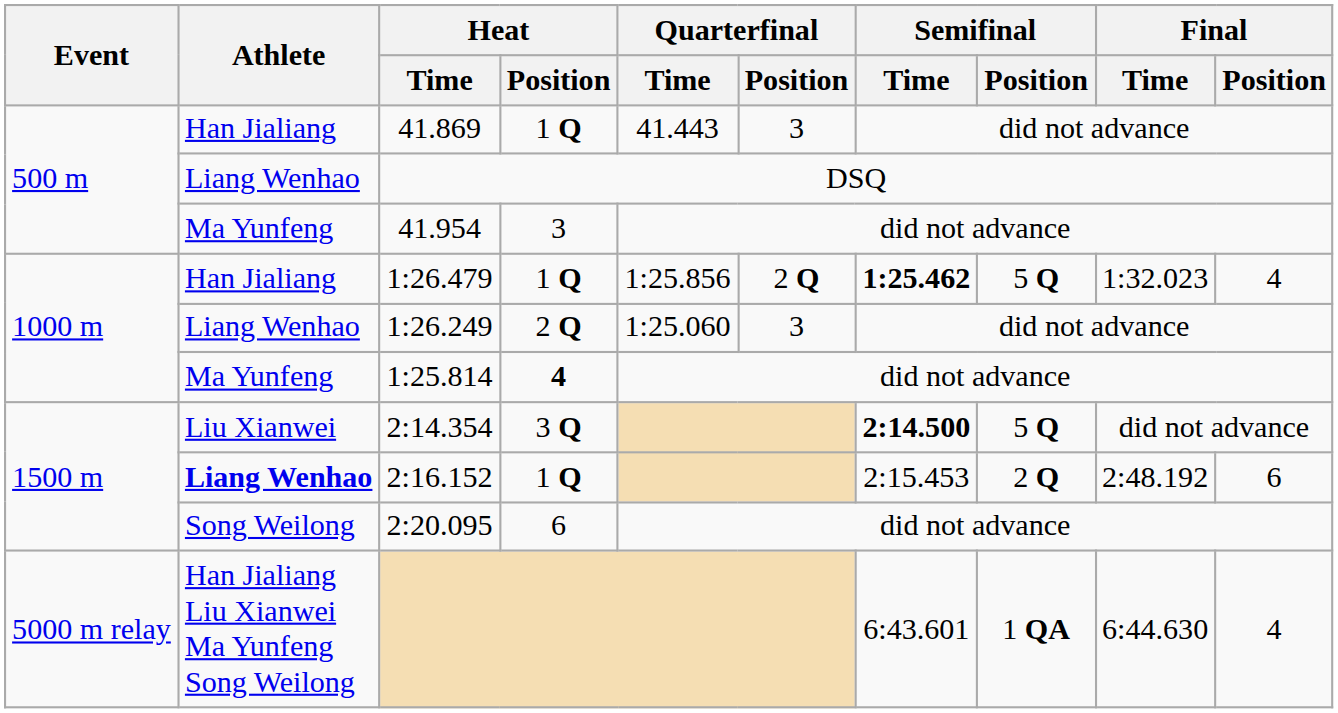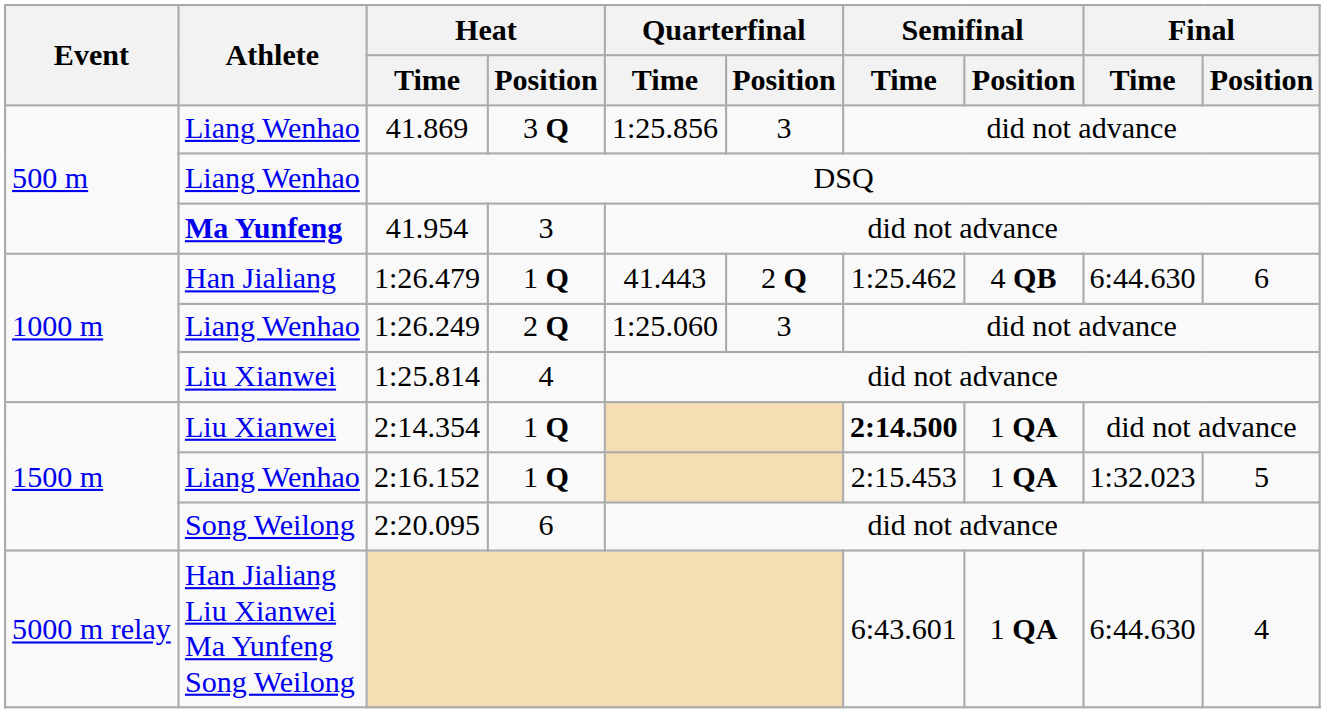(261, 128) Han Jialiang -> (272, 128) Liang Wenhao
(559, 128) 1 Q -> (546, 128) 3 Q
(678, 128) 41.443 -> (665, 128) 1:25.856
(259, 228) normal -> (264, 228) bold
(678, 277) 1:25.856 -> (665, 277) 41.443
(916, 277) bold -> (904, 277) normal
(1036, 277) 5 Q -> (1024, 277) 4 QB
(1155, 277) 1:32.023 -> (1143, 277) 6:44.630
(1274, 277) 4 -> (1262, 277) 6
(259, 377) Ma Yunfeng -> (261, 377) Liu Xianwei
(559, 377) bold -> (546, 377) normal
(559, 426) 3 Q -> (546, 426) 1 Q
(1036, 426) 5 Q -> (1024, 426) 1 QA
(279, 476) bold -> (272, 476) normal
(1036, 476) 2 Q -> (1024, 476) 1 QA
(1155, 476) 2:48.192 -> (1143, 476) 1:32.023
(1274, 476) 6 -> (1262, 476) 5
